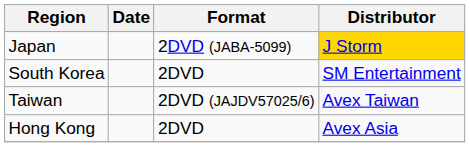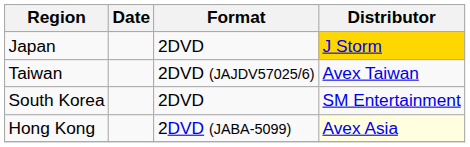(225, 45) 2DVD (JABA-5099) -> (181, 45) 2DVD
rows swapped: (57, 73) <-> (35, 100)
(181, 127) 2DVD -> (225, 127) 2DVD (JABA-5099)
(360, 127) no background -> (360, 127) lightyellow background
